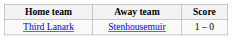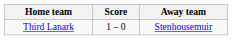columns swapped: (204, 12) <-> (137, 12)
